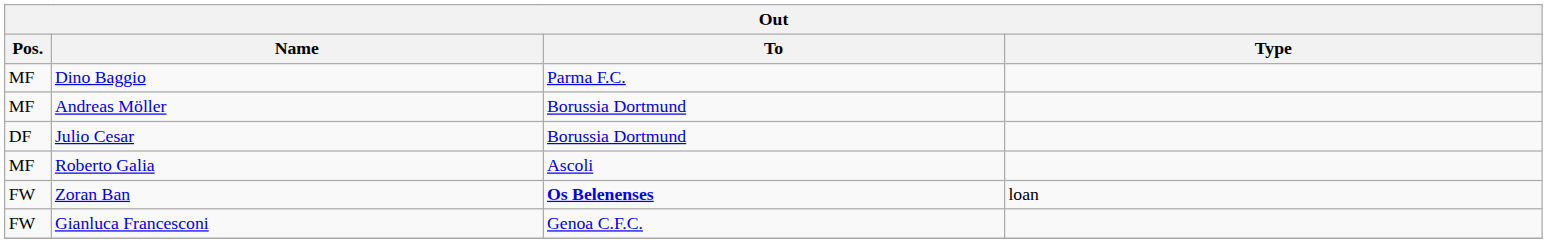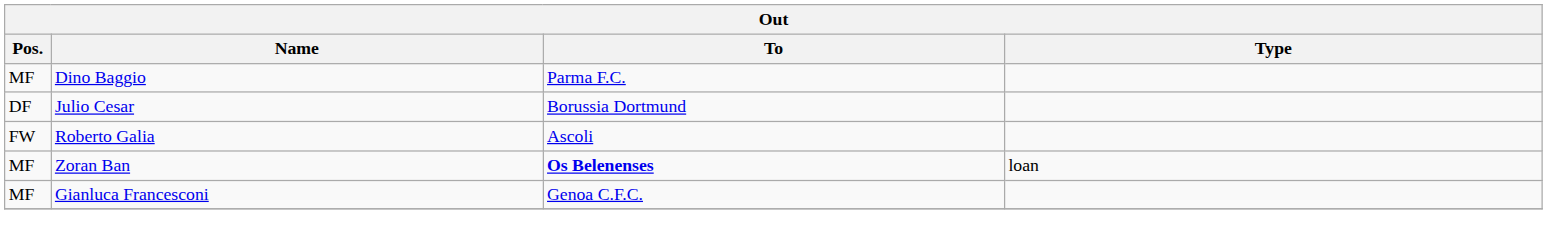- row: (111, 107)
(22, 165) MF -> (22, 136) FW
(22, 194) FW -> (22, 165) MF
(22, 223) FW -> (22, 194) MF
